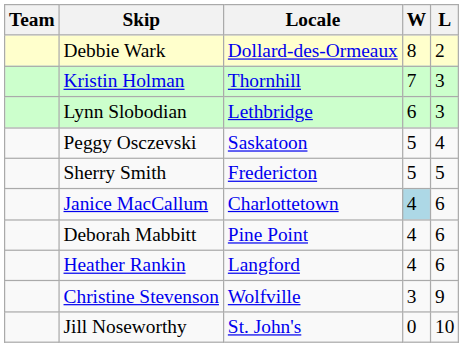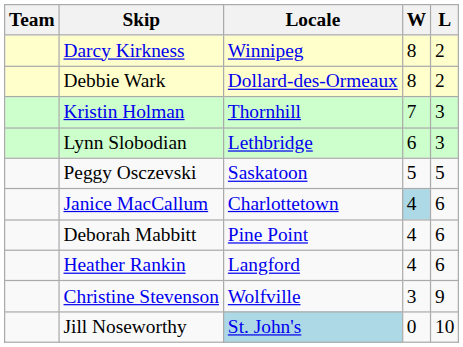+ row: (124, 50)
(440, 142) 4 -> (440, 173) 5
- row: (115, 173)
(265, 326) no background -> (265, 326) lightblue background
